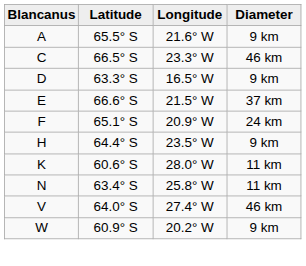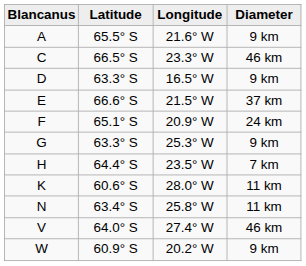+ row: (42, 143)
(264, 143) 9 km -> (264, 164) 7 km
